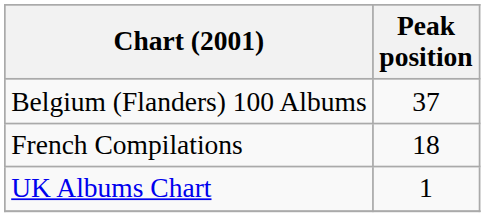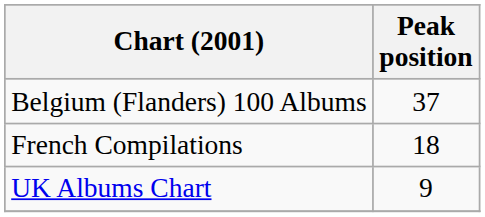(426, 188) 1 -> (426, 188) 9
